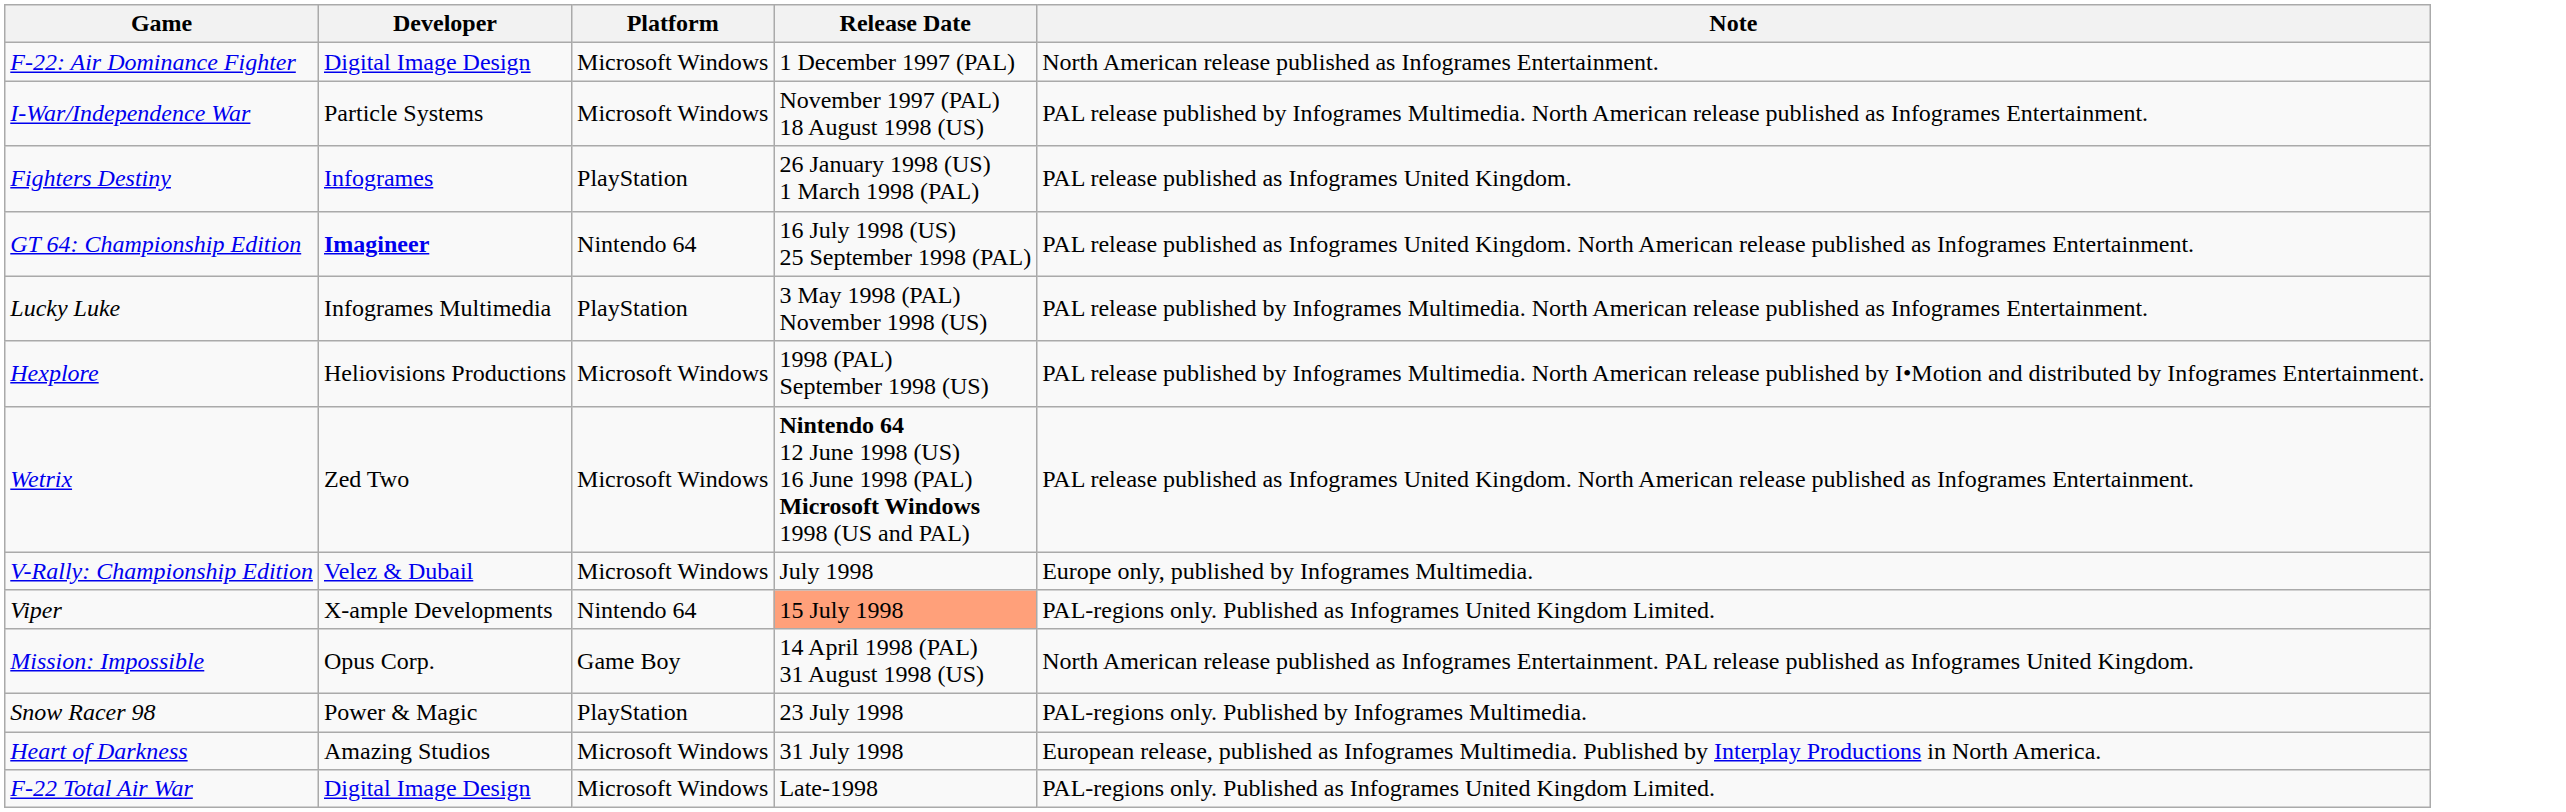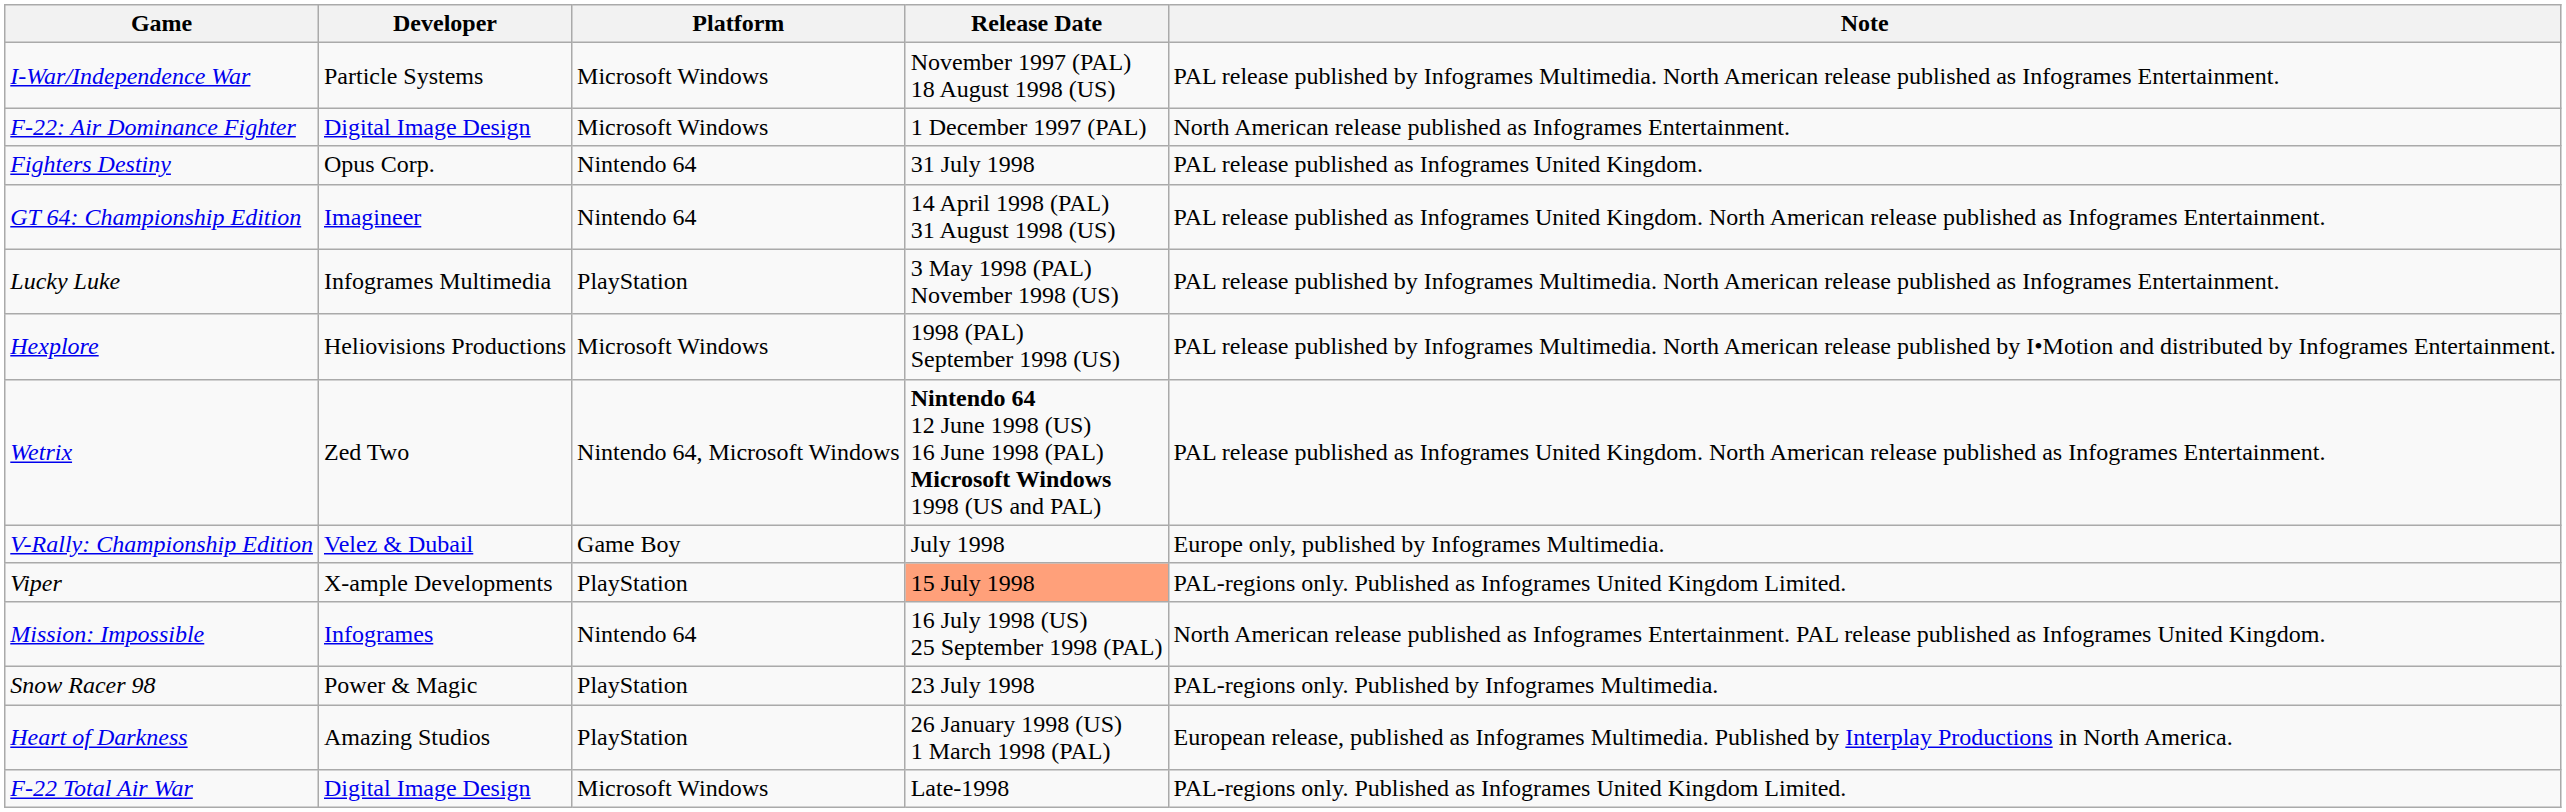rows swapped: (130, 113) <-> (153, 61)
(379, 178) Infogrames -> (379, 164) Opus Corp.
(632, 178) PlayStation -> (637, 164) Nintendo 64
(885, 178) 26 January 1998 (US) 1 March 1998 (PAL) -> (973, 164) 31 July 1998
(377, 243) bold -> (373, 216) normal
(905, 243) 16 July 1998 (US) 25 September 1998 (PAL) -> (1013, 216) 14 April 1998 (PAL) 31 August 1998 (US)
(673, 478) Microsoft Windows -> (738, 451) Nintendo 64, Microsoft Windows
(673, 571) Microsoft Windows -> (629, 544) Game Boy
(637, 609) Nintendo 64 -> (632, 582) PlayStation
(379, 660) Opus Corp. -> (379, 633) Infogrames
(629, 660) Game Boy -> (637, 633) Nintendo 64
(882, 660) 14 April 1998 (PAL) 31 August 1998 (US) -> (1037, 633) 16 July 1998 (US) 25 September 1998 (PAL)
(673, 750) Microsoft Windows -> (632, 736) PlayStation
(841, 750) 31 July 1998 -> (1016, 736) 26 January 1998 (US) 1 March 1998 (PAL)
